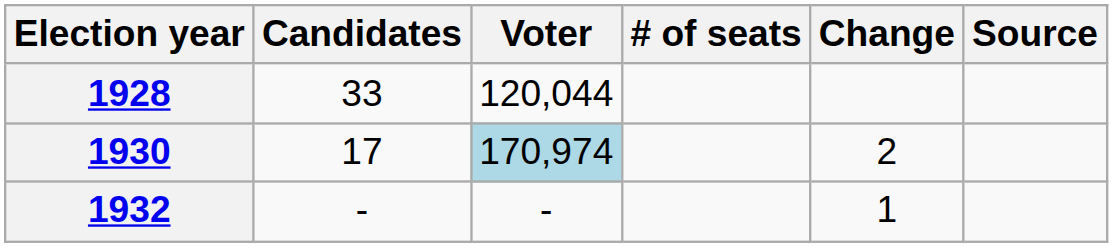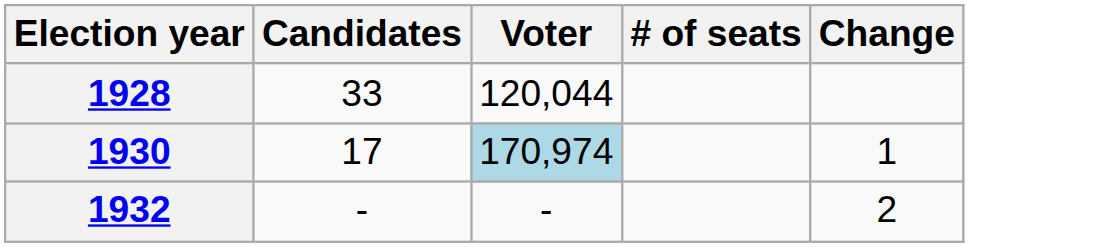- column: (1035, 33)
(887, 151) 2 -> (887, 151) 1
(887, 210) 1 -> (887, 210) 2
